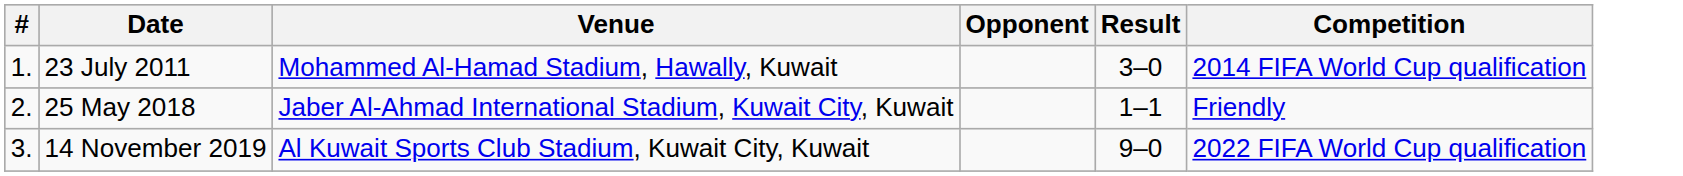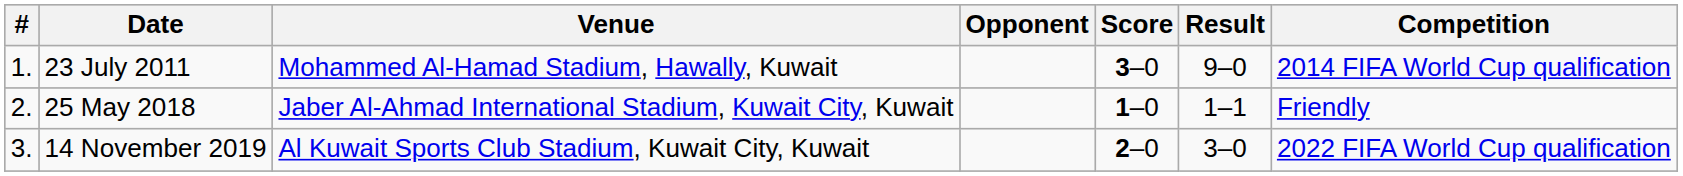+ column: (1137, 25)
(1141, 66) 3–0 -> (1225, 66) 9–0
(1141, 149) 9–0 -> (1225, 149) 3–0
